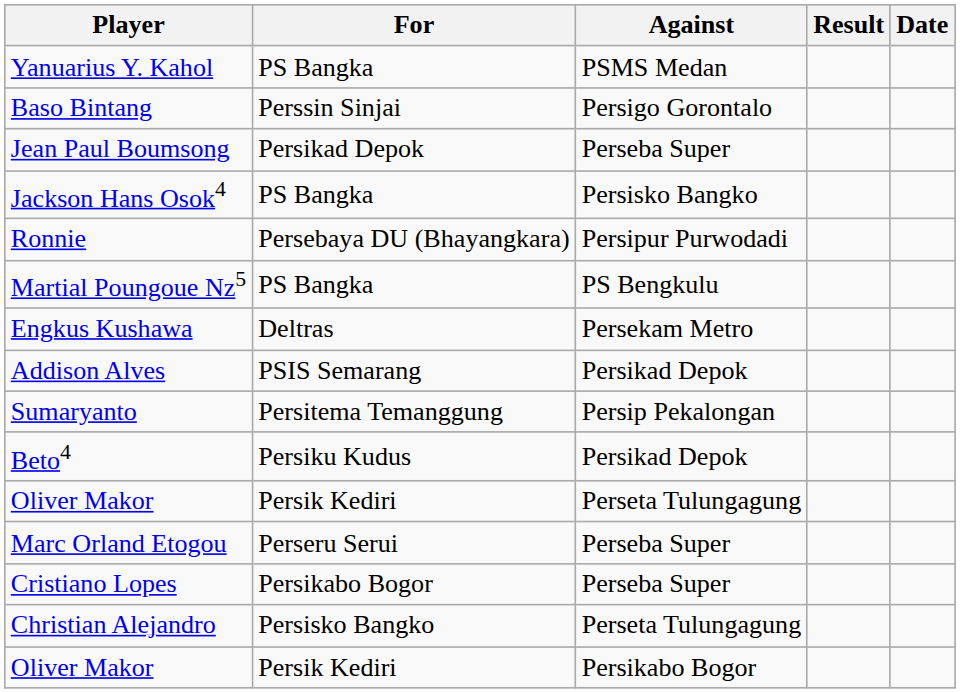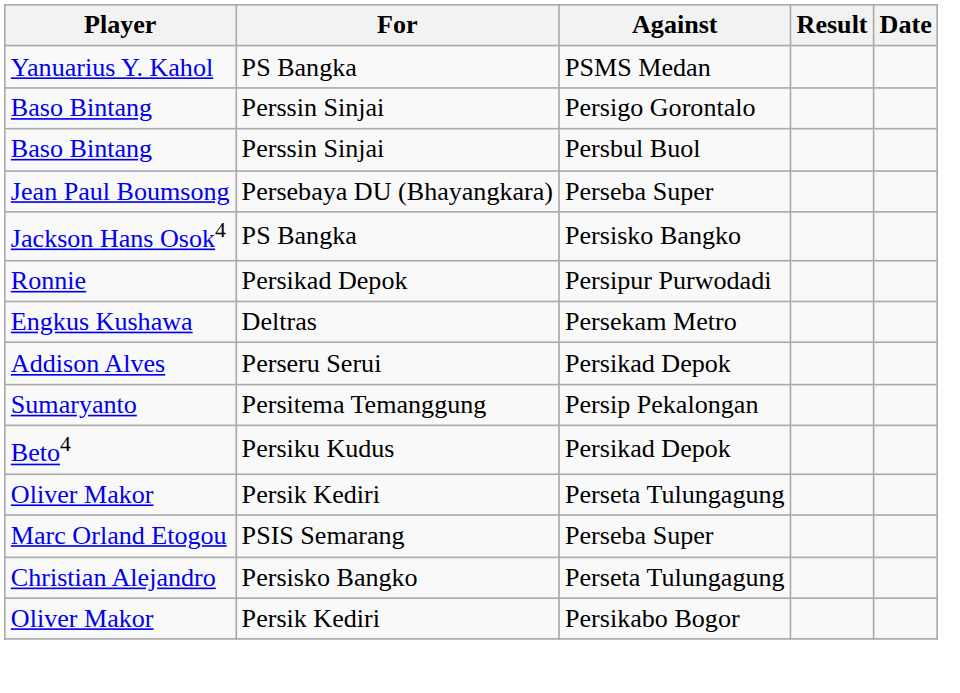+ row: (81, 149)
(341, 149) Persikad Depok -> (397, 190) Persebaya DU (Bhayangkara)
(414, 239) Persebaya DU (Bhayangkara) -> (325, 280) Persikad Depok
- row: (129, 283)
(340, 370) PSIS Semarang -> (312, 363) Perseru Serui
(328, 542) Perseru Serui -> (323, 535) PSIS Semarang
- row: (94, 584)
